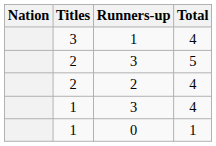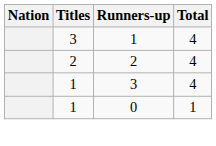- row: (73, 61)
